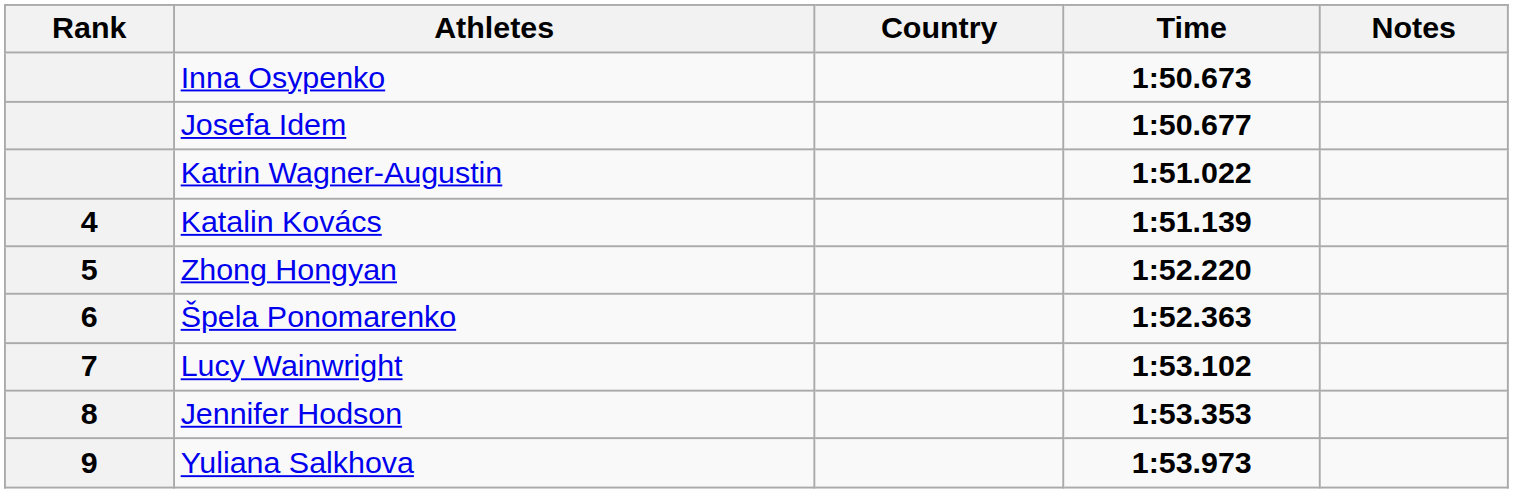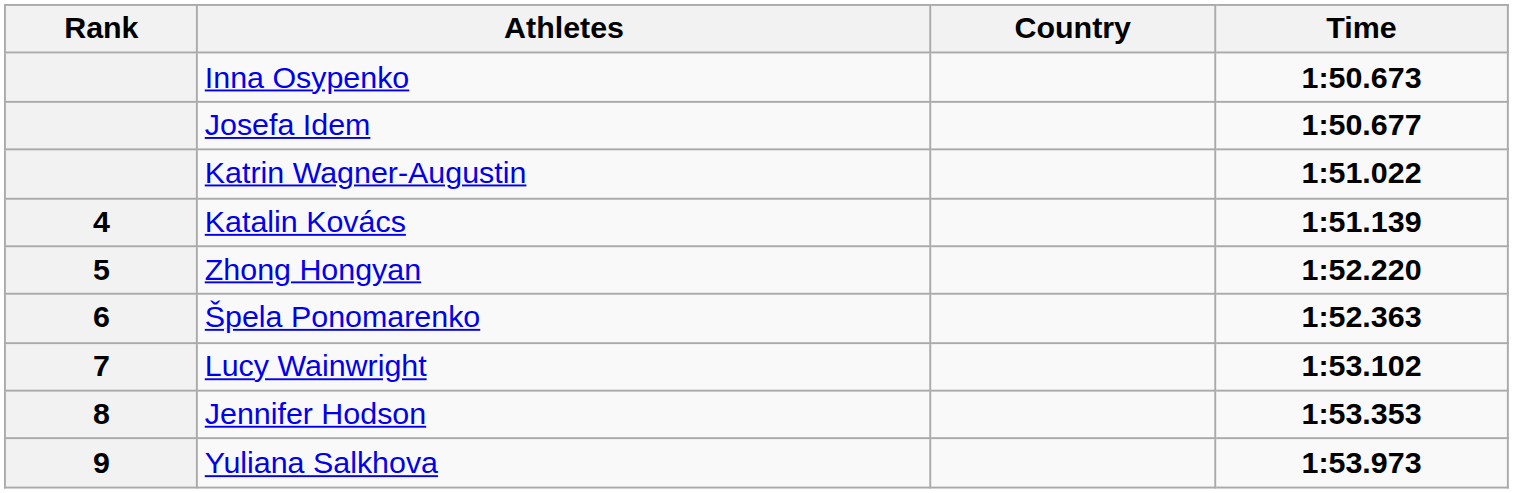- column: (1414, 28)
